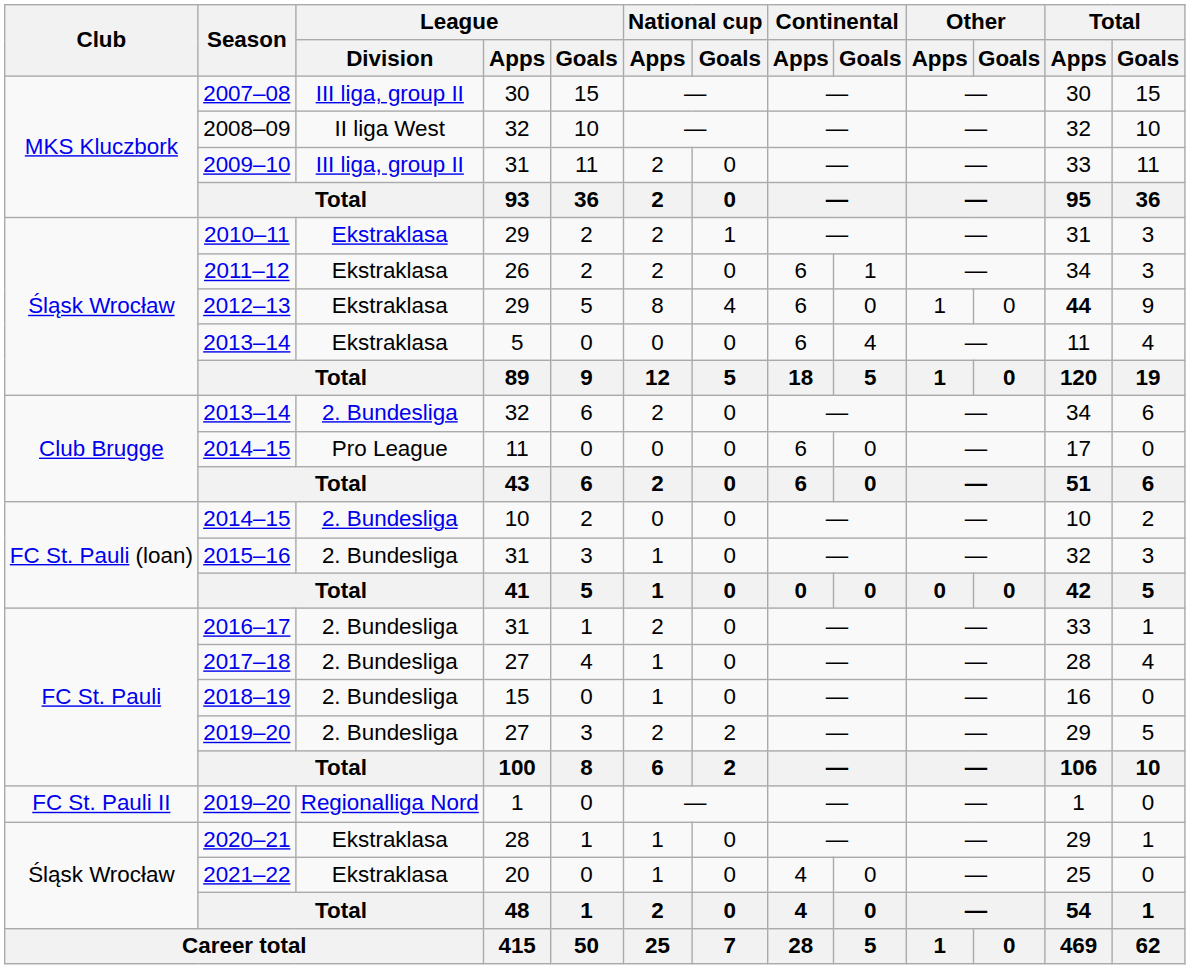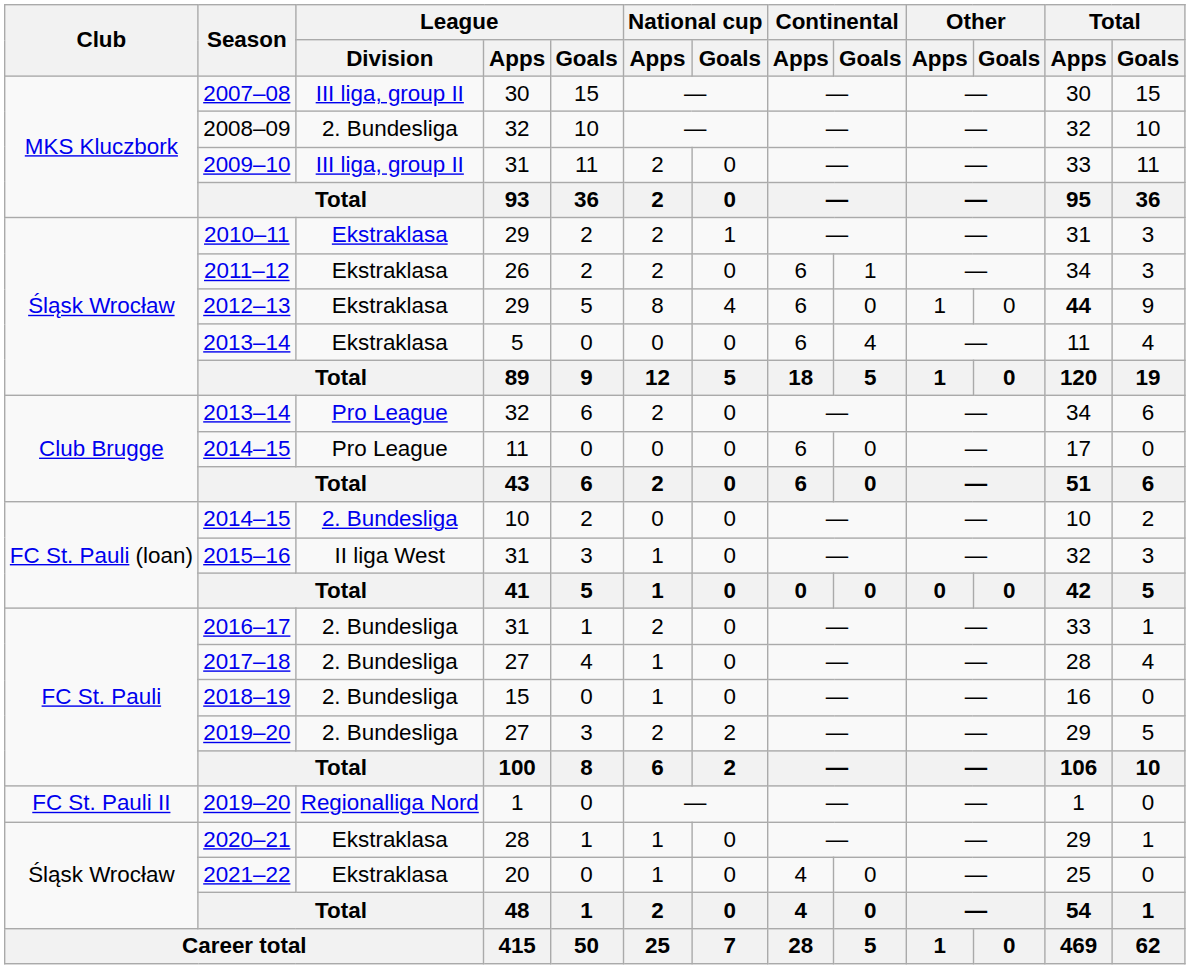(390, 128) II liga West -> (390, 128) 2. Bundesliga
(390, 413) 2. Bundesliga -> (390, 413) Pro League
(390, 555) 2. Bundesliga -> (390, 555) II liga West
